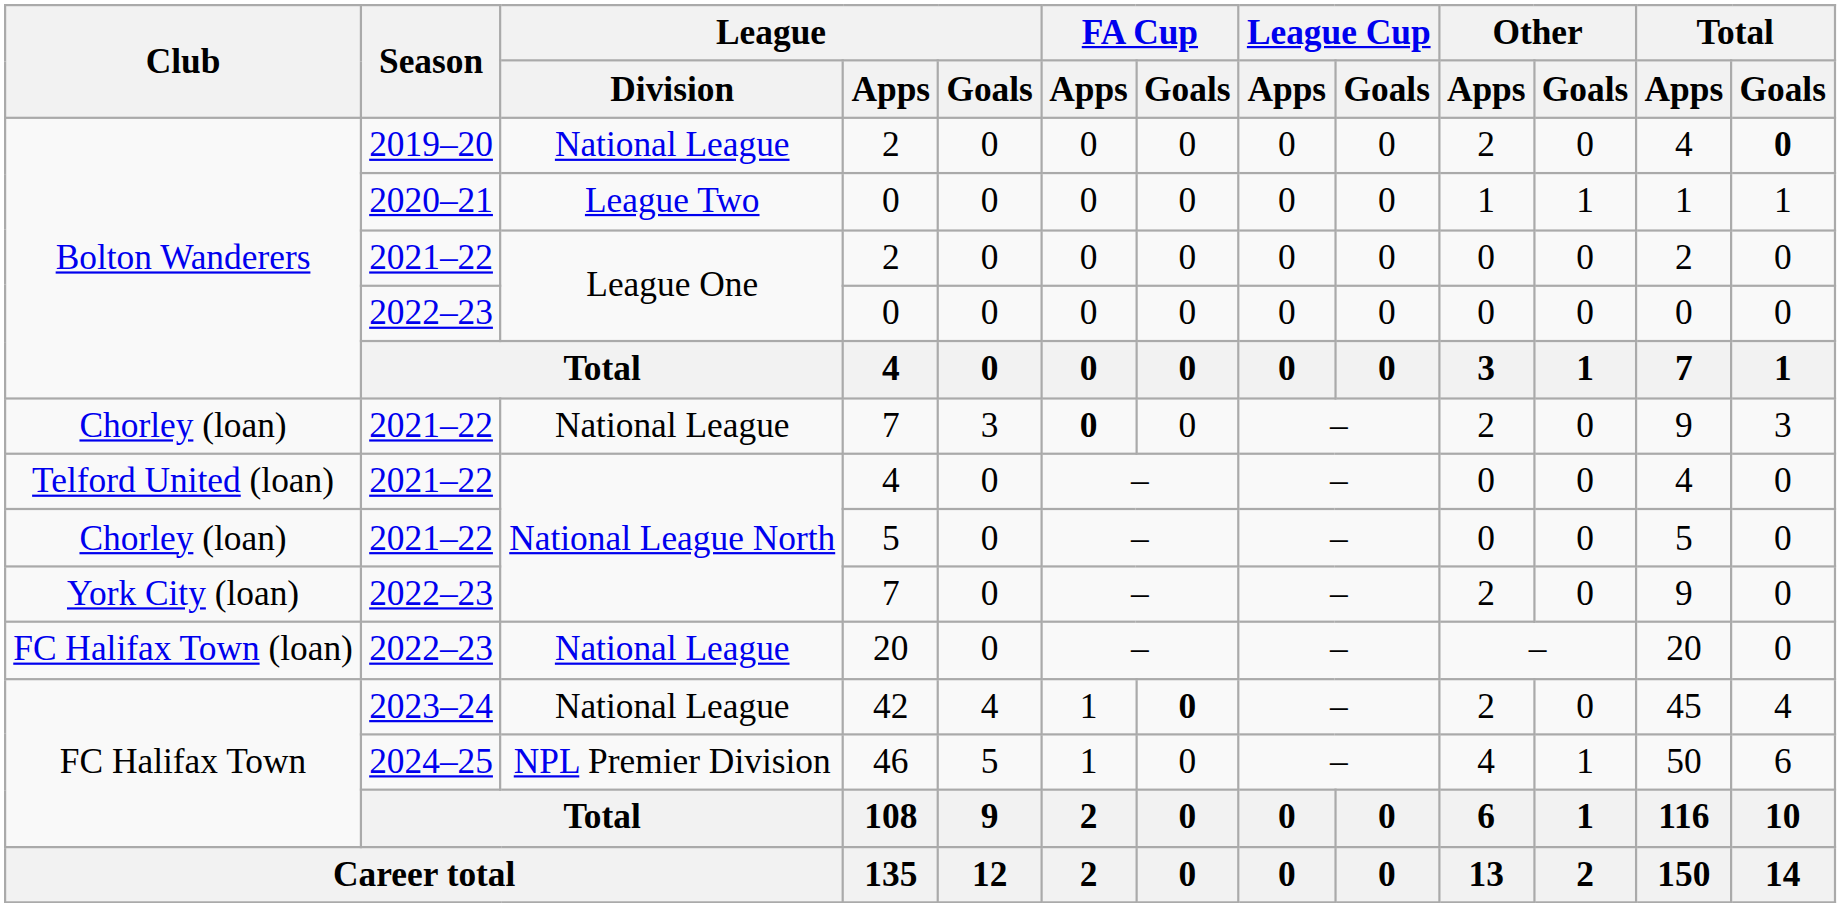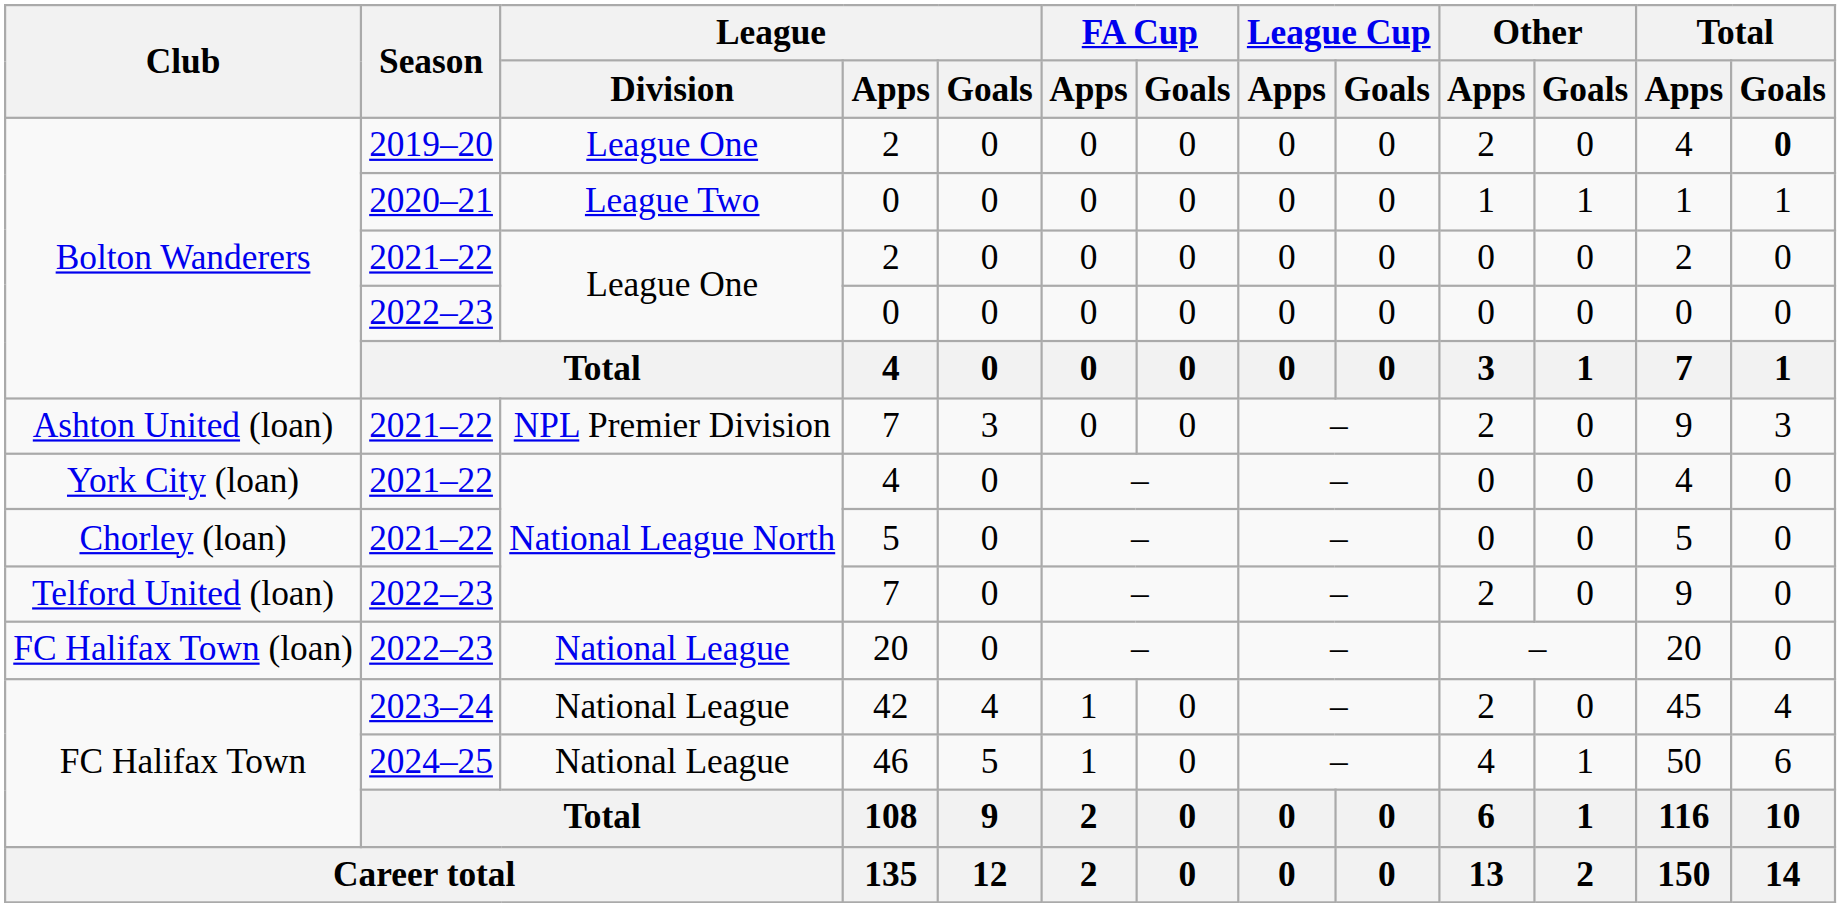(672, 144) National League -> (672, 144) League One
(183, 425) Chorley (loan) -> (183, 425) Ashton United (loan)
(672, 425) National League -> (672, 425) NPL Premier Division
(1088, 425) bold -> (1088, 425) normal
(183, 481) Telford United (loan) -> (183, 481) York City (loan)
(183, 593) York City (loan) -> (183, 593) Telford United (loan)
(1187, 705) bold -> (1187, 705) normal
(672, 761) NPL Premier Division -> (672, 761) National League
